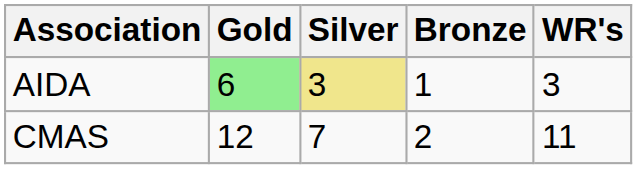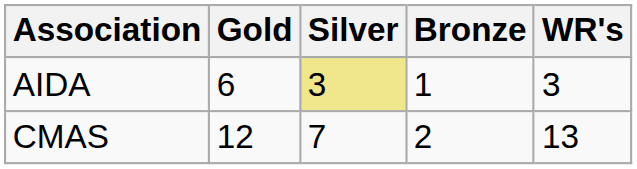(226, 83) lightgreen background -> (226, 83) no background
(559, 136) 11 -> (560, 136) 13
